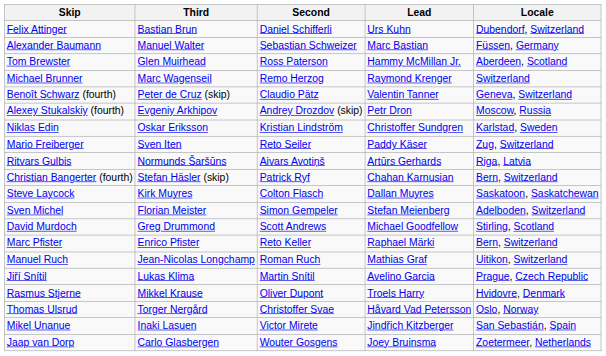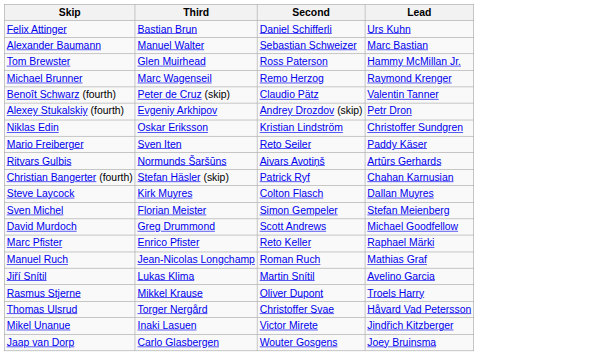- column: (537, 12)
